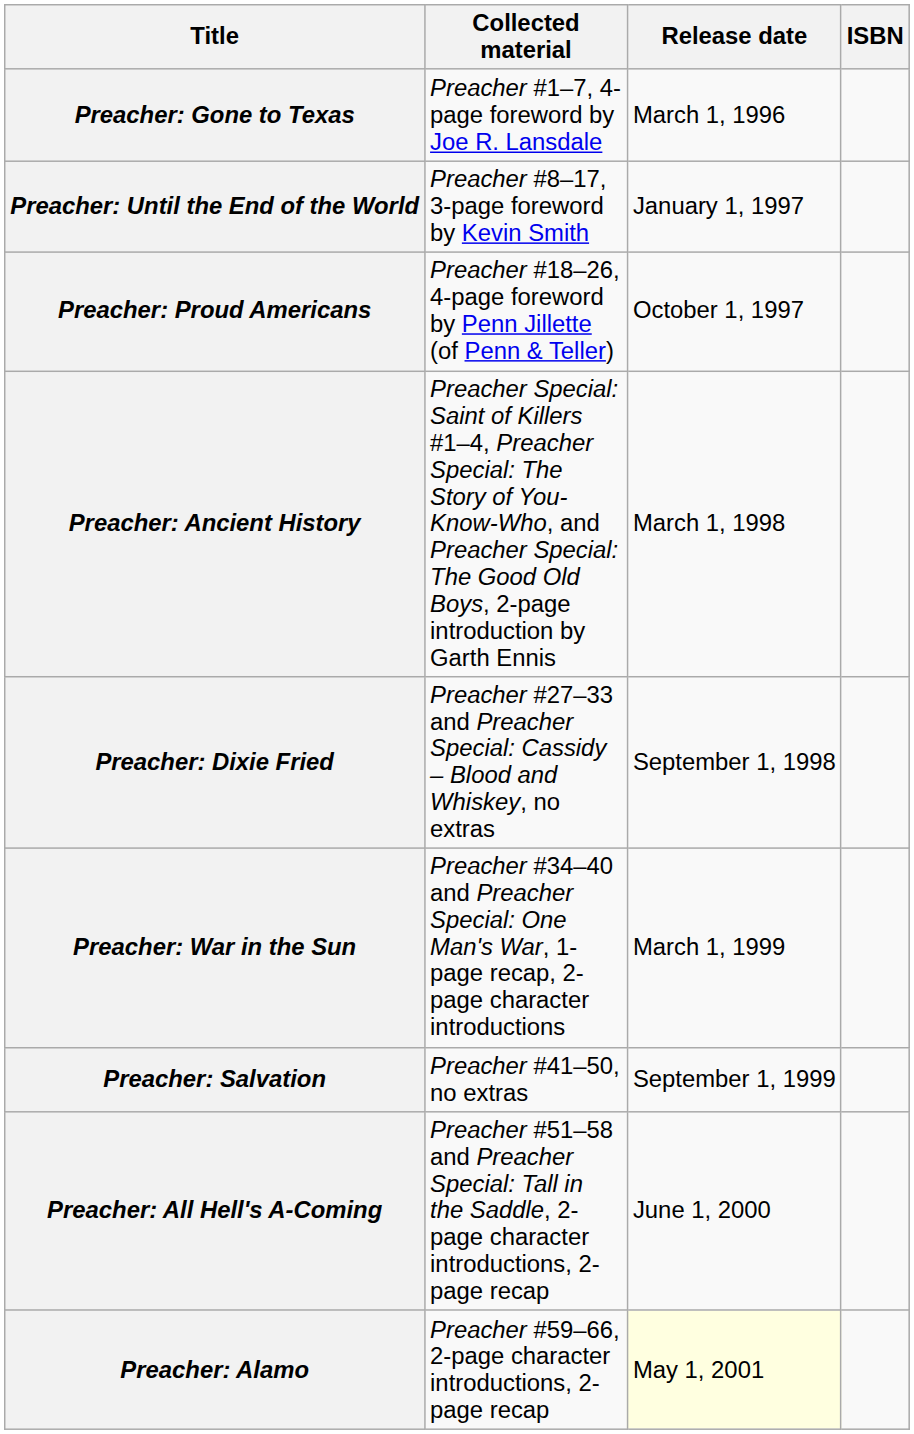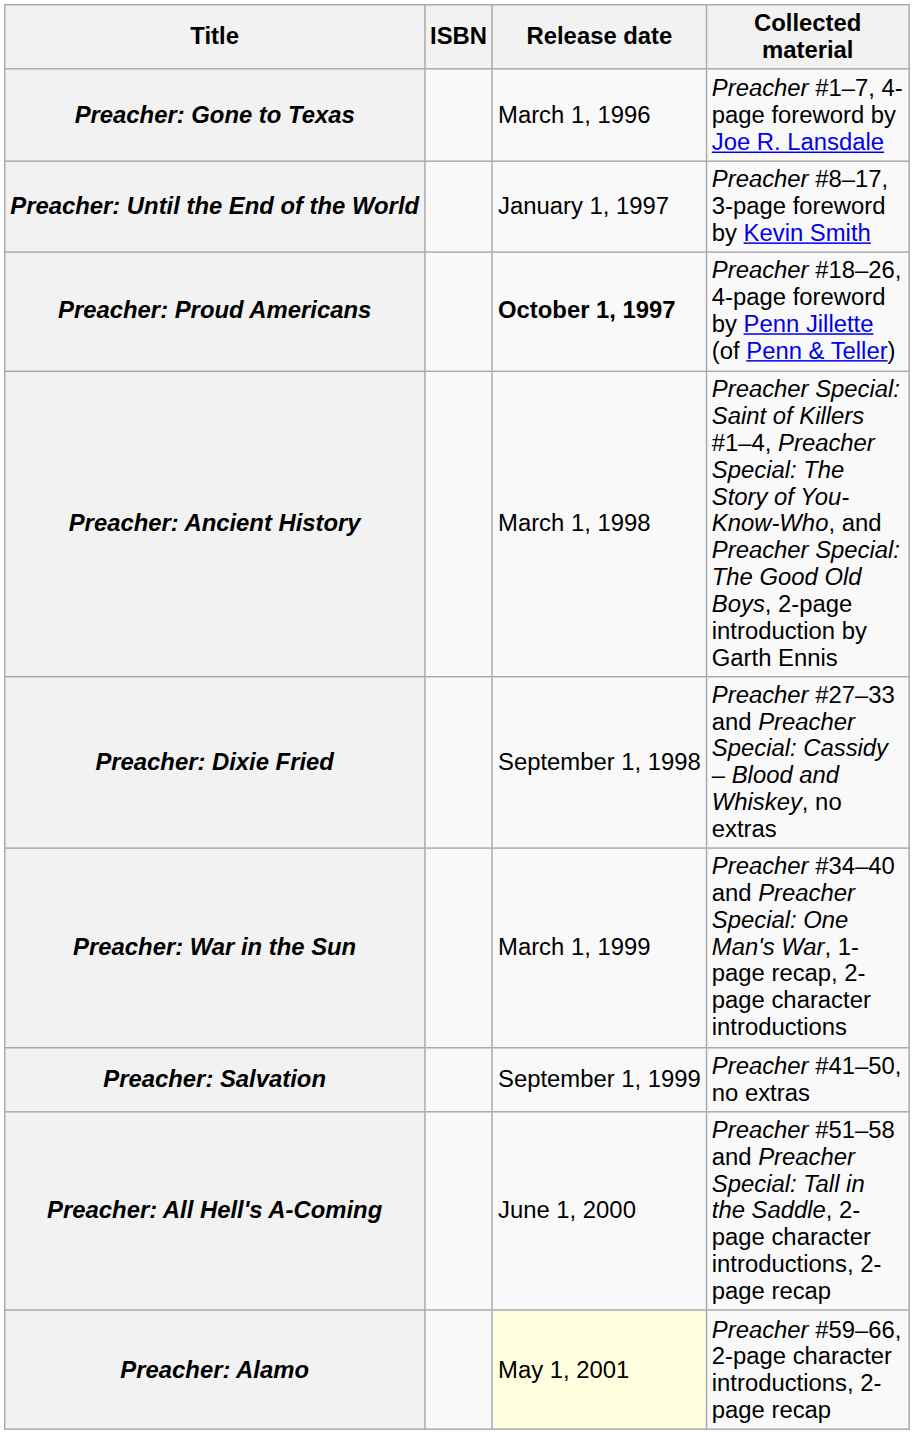columns swapped: (875, 36) <-> (526, 36)
(718, 311) normal -> (587, 311) bold
